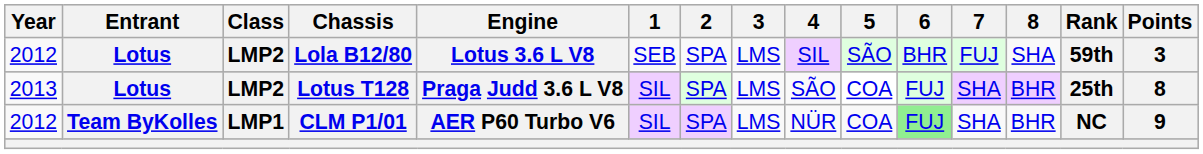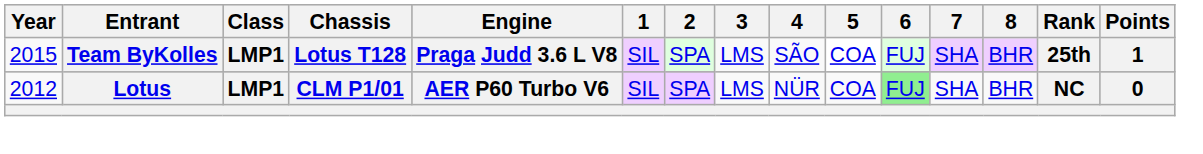- row: (353, 55)
(33, 88) 2013 -> (33, 55) 2015
(142, 88) Lotus -> (142, 55) Team ByKolles
(256, 88) LMP2 -> (256, 55) LMP1
(1160, 88) 8 -> (1138, 55) 1
(142, 121) Team ByKolles -> (142, 88) Lotus
(1160, 121) 9 -> (1138, 88) 0
